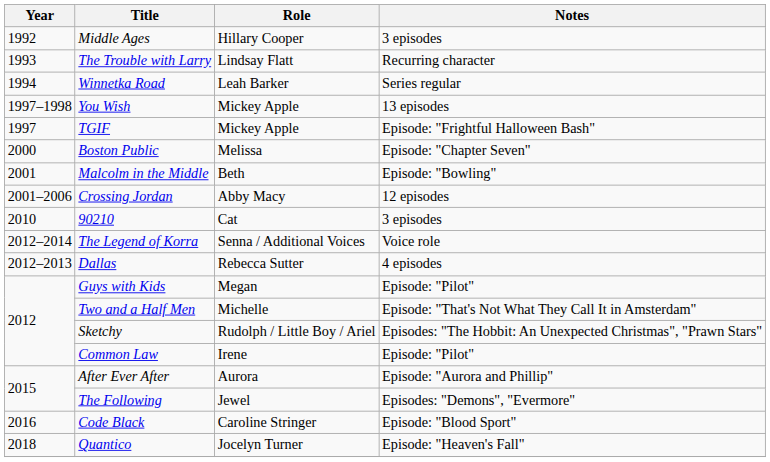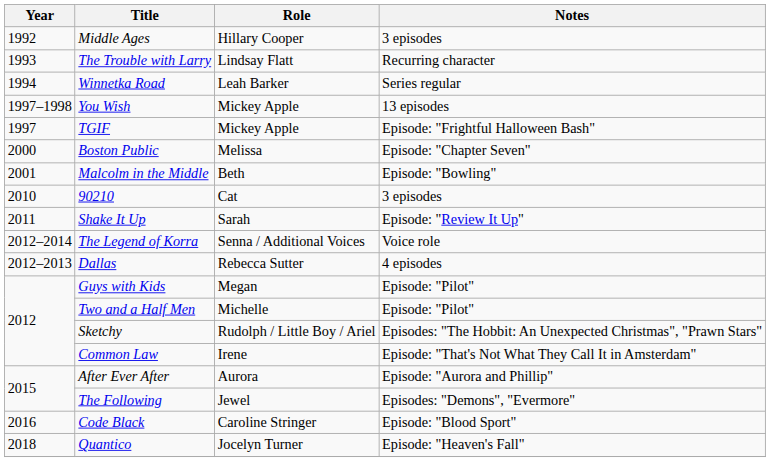- row: (126, 196)
+ row: (112, 219)
(539, 309) Episode: "That's Not What They Call It in Amsterdam" -> (428, 309) Episode: "Pilot"
(428, 354) Episode: "Pilot" -> (539, 354) Episode: "That's Not What They Call It in Amsterdam"
